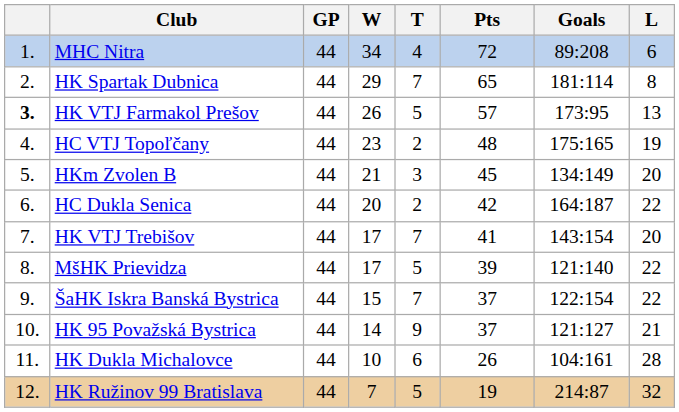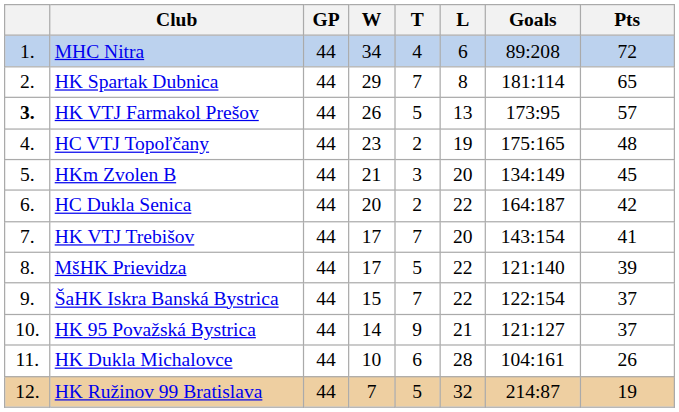columns swapped: (652, 19) <-> (487, 19)
